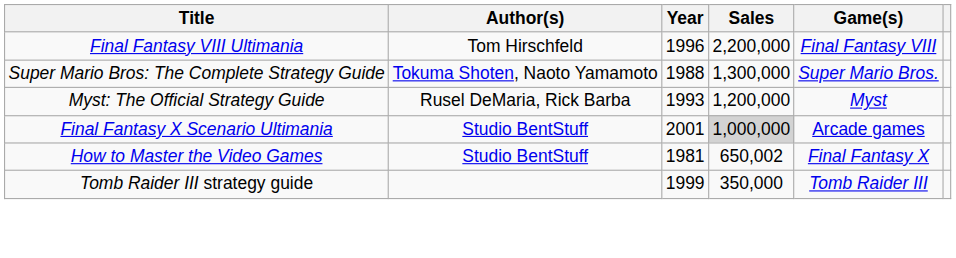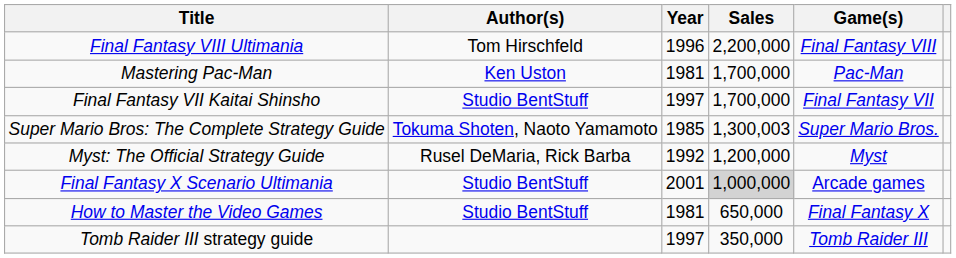+ row: (197, 73)
+ row: (197, 101)
(685, 73) 1988 -> (685, 128) 1985
(751, 73) 1,300,000 -> (751, 128) 1,300,003
(685, 101) 1993 -> (685, 156) 1992
(751, 156) 650,002 -> (751, 211) 650,000
(685, 184) 1999 -> (685, 239) 1997
